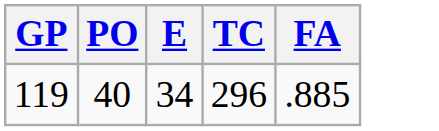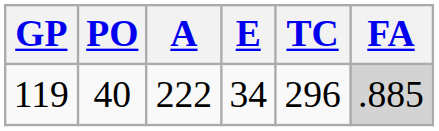+ column: (184, 34)
(317, 93) no background -> (391, 93) lightgrey background
